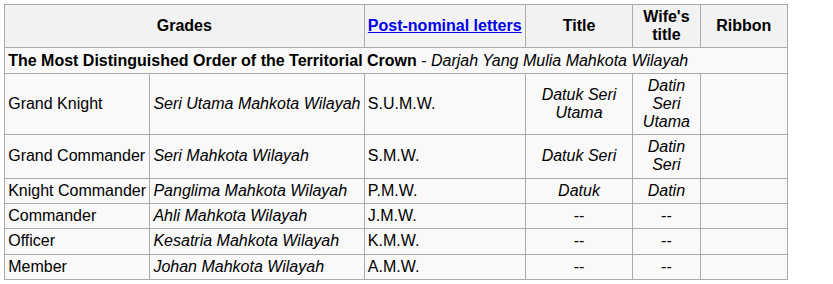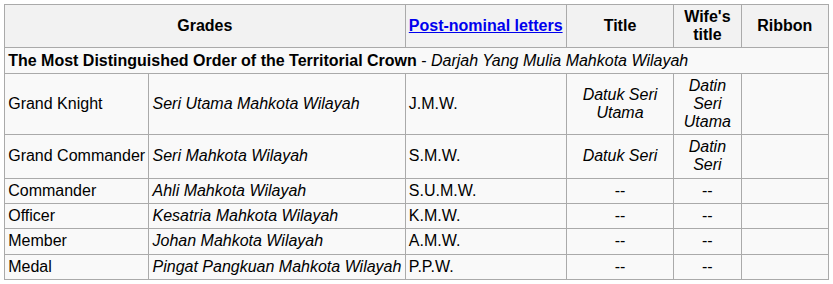(402, 103) S.U.M.W. -> (433, 103) J.M.W.
- row: (77, 190)
(392, 216) J.M.W. -> (443, 190) S.U.M.W.
+ row: (30, 266)
